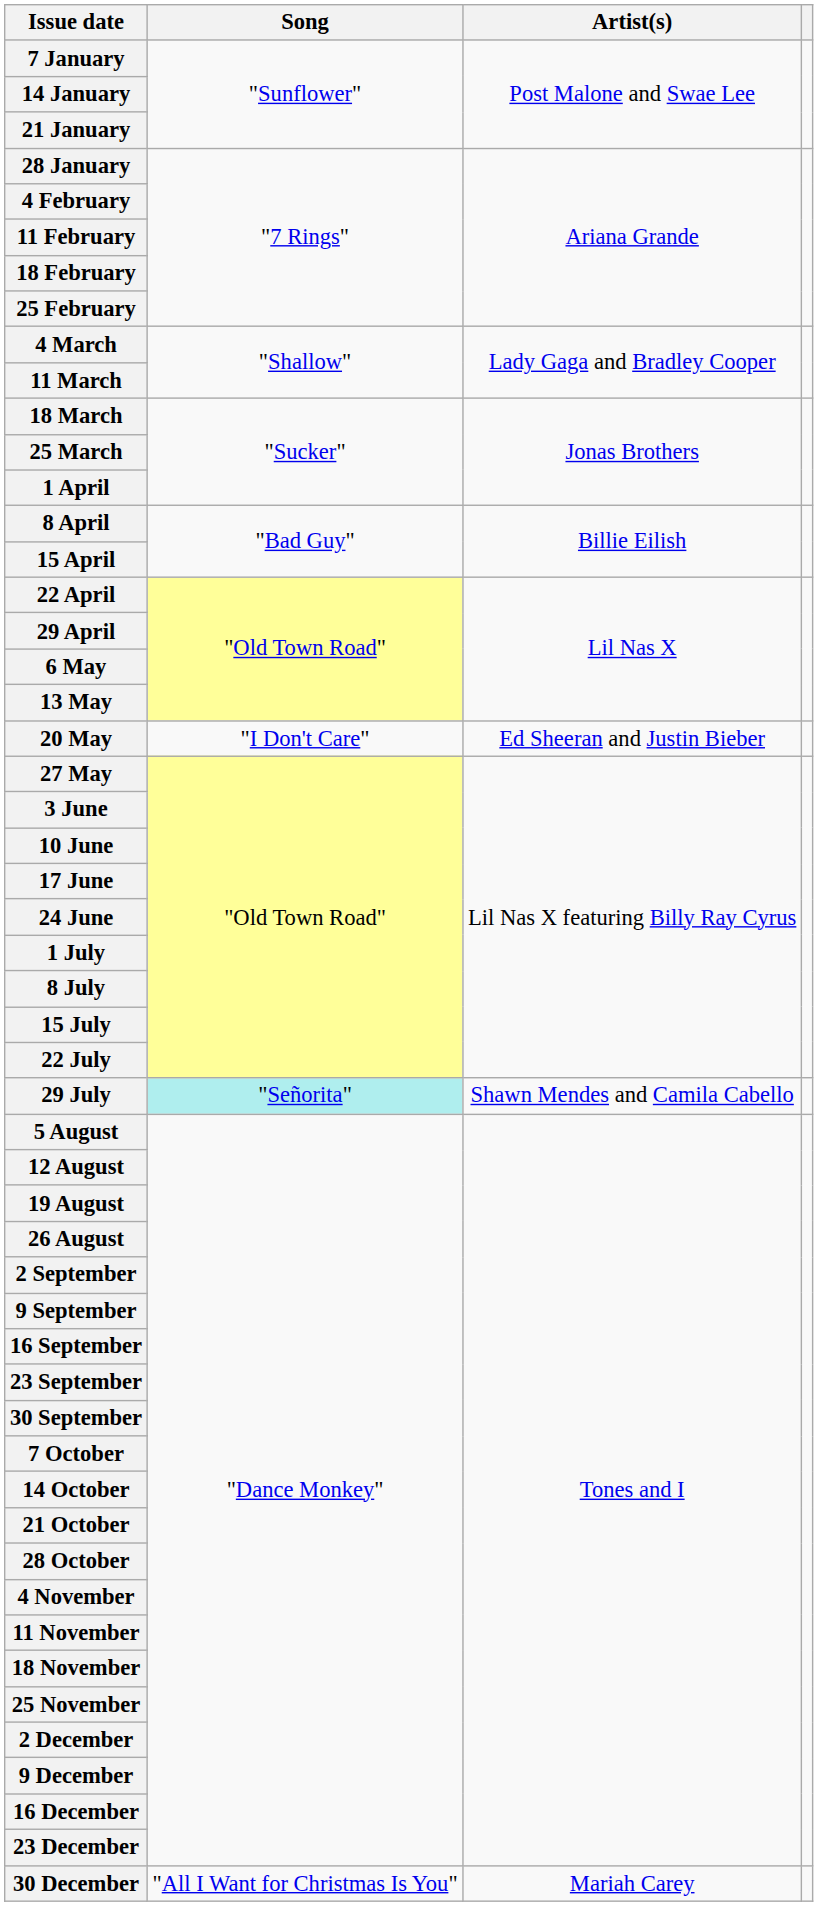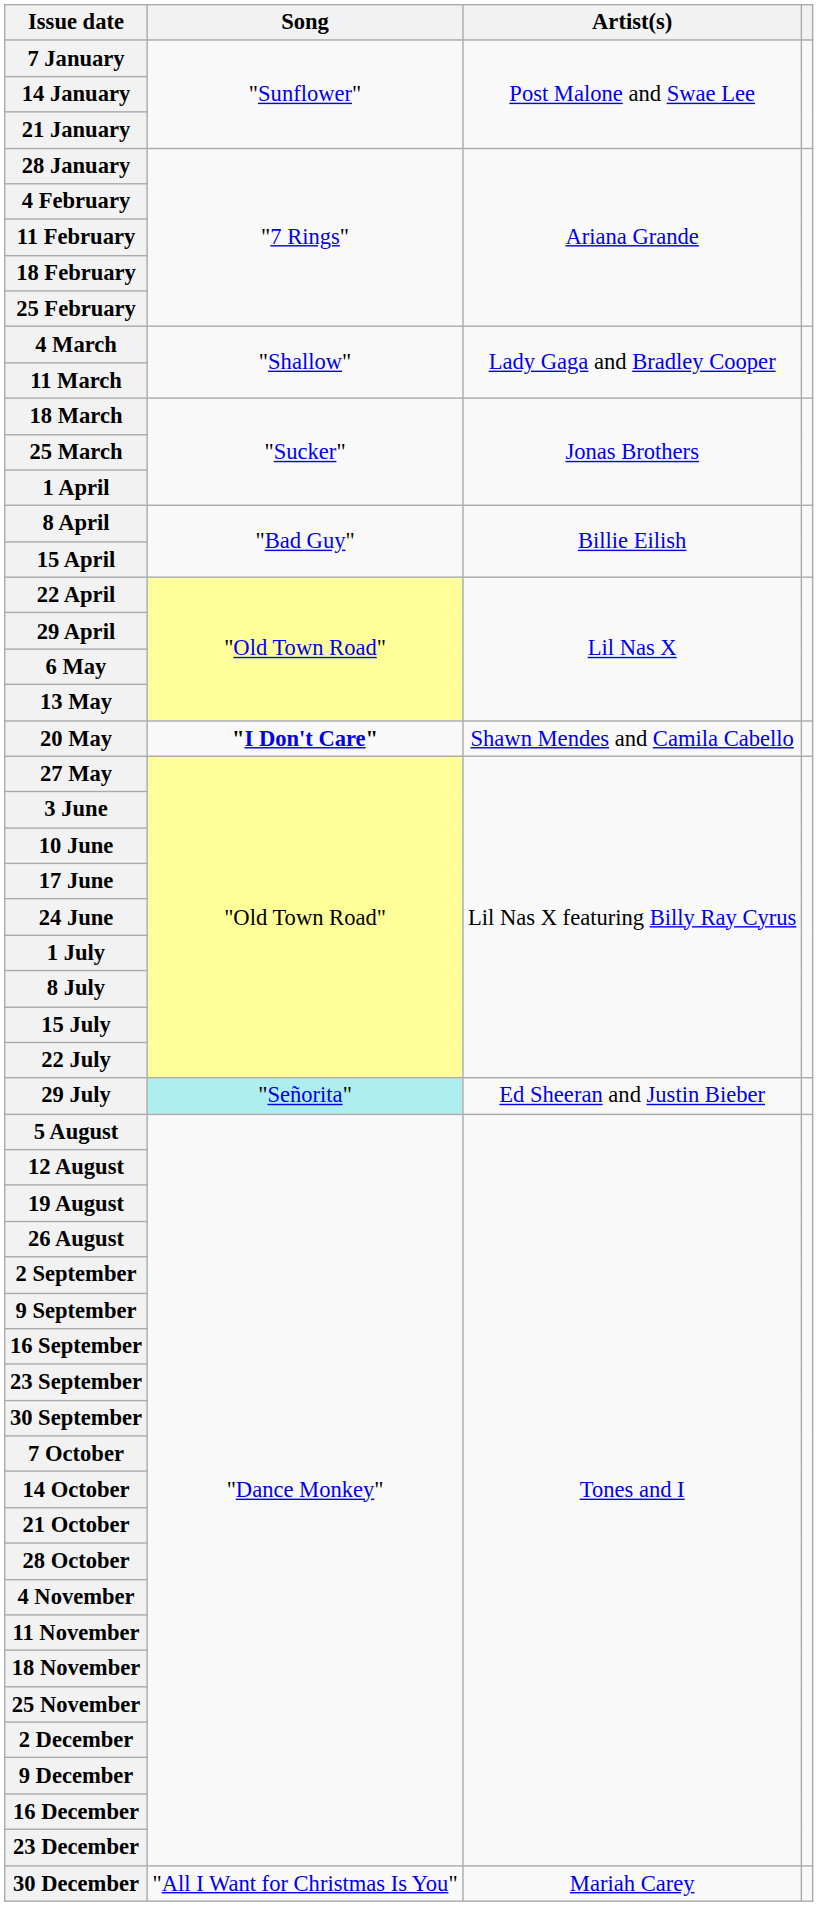(305, 737) normal -> (305, 737) bold
(632, 737) Ed Sheeran and Justin Bieber -> (632, 737) Shawn Mendes and Camila Cabello
(632, 1095) Shawn Mendes and Camila Cabello -> (632, 1095) Ed Sheeran and Justin Bieber
